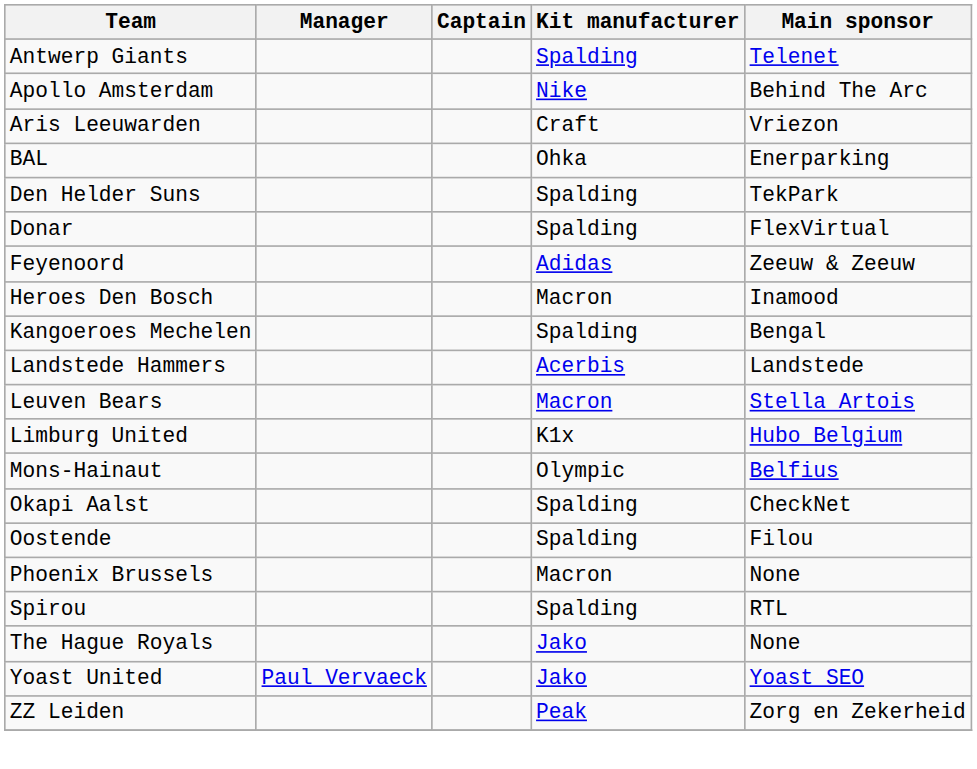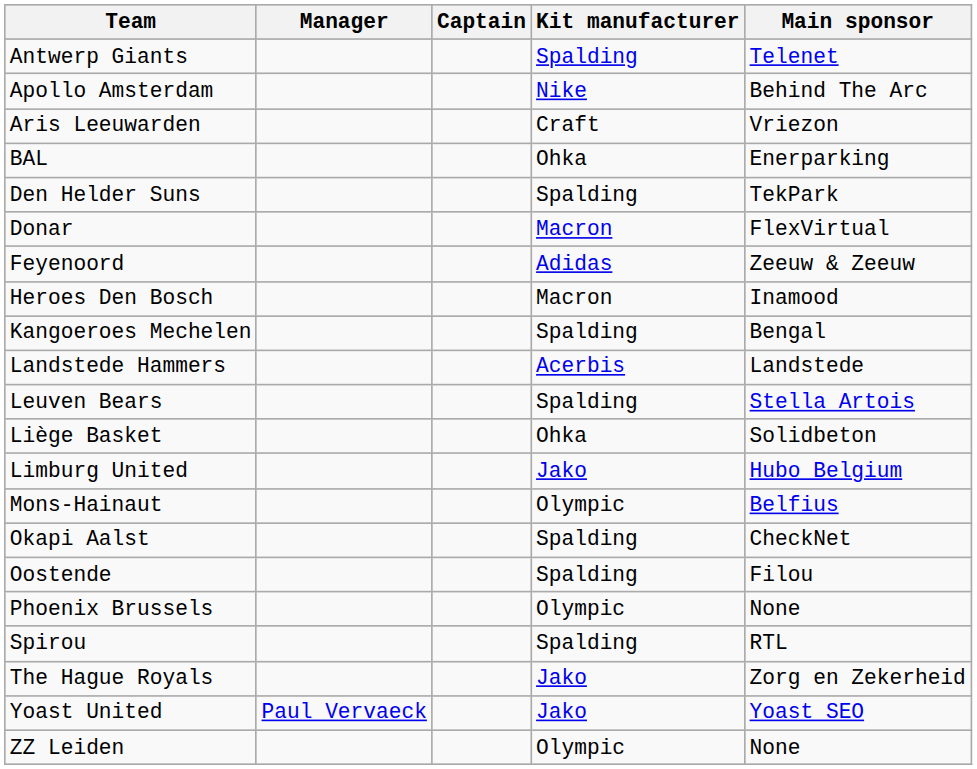(587, 229) Spalding -> (574, 229) Macron
(574, 402) Macron -> (587, 402) Spalding
+ row: (86, 437)
(555, 437) K1x -> (562, 471) Jako
(574, 575) Macron -> (581, 609) Olympic
(775, 644) None -> (858, 678) Zorg en Zekerheid
(562, 713) Peak -> (581, 747) Olympic
(858, 713) Zorg en Zekerheid -> (775, 747) None
